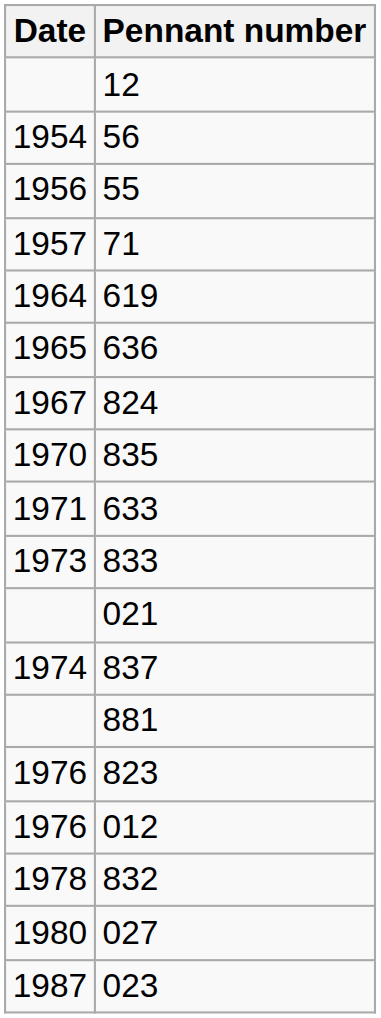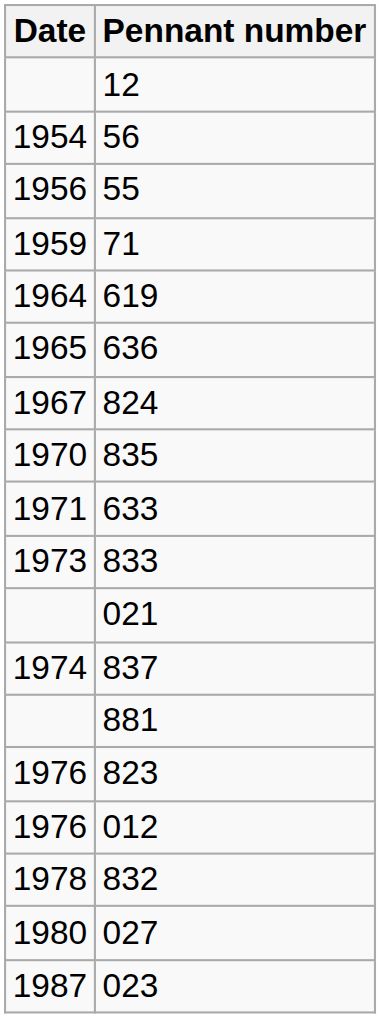(50, 243) 1957 -> (50, 243) 1959
